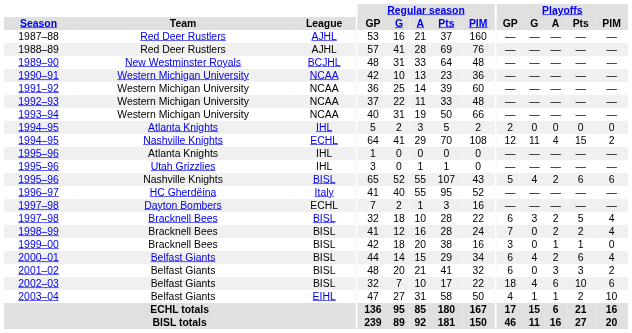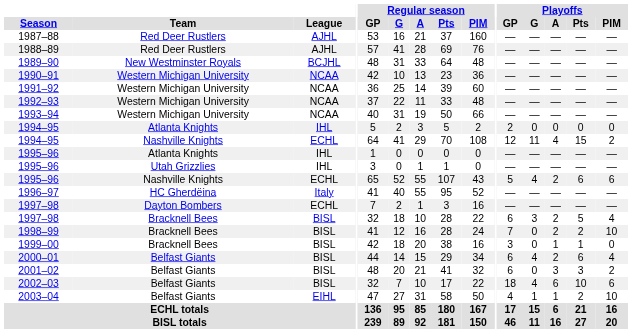(324, 179) BISL -> (324, 179) ECHL
(612, 231) 4 -> (612, 231) 10
